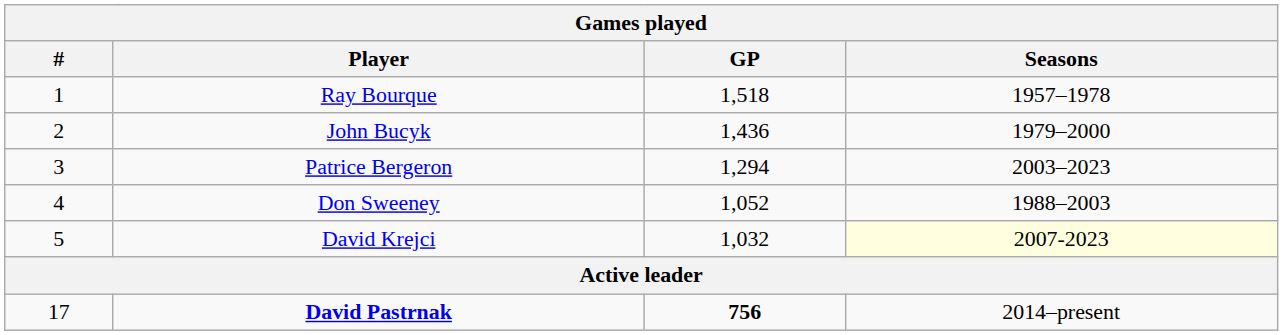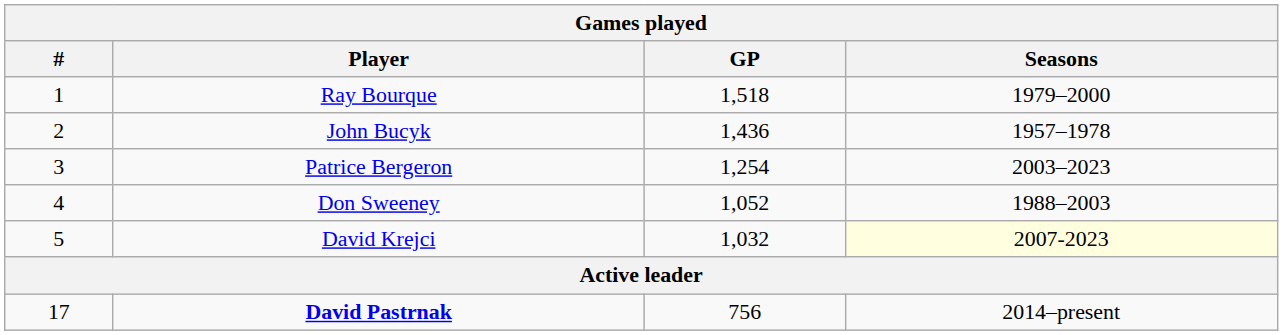(1061, 94) 1957–1978 -> (1061, 94) 1979–2000
(1061, 131) 1979–2000 -> (1061, 131) 1957–1978
(745, 167) 1,294 -> (745, 167) 1,254
(745, 311) bold -> (745, 311) normal
